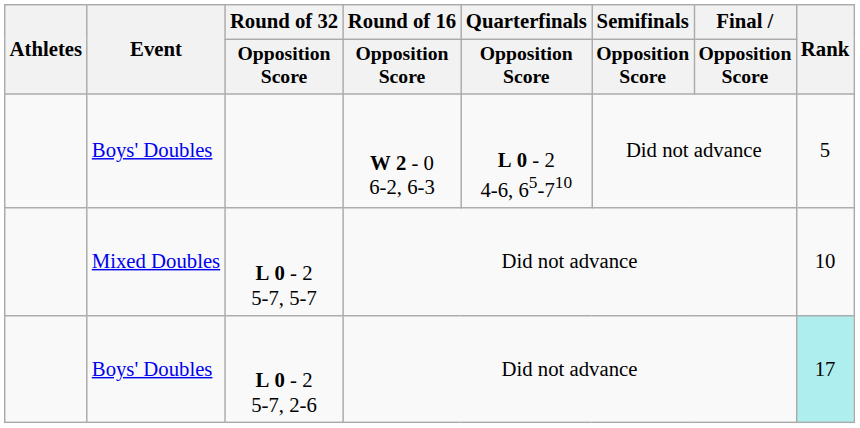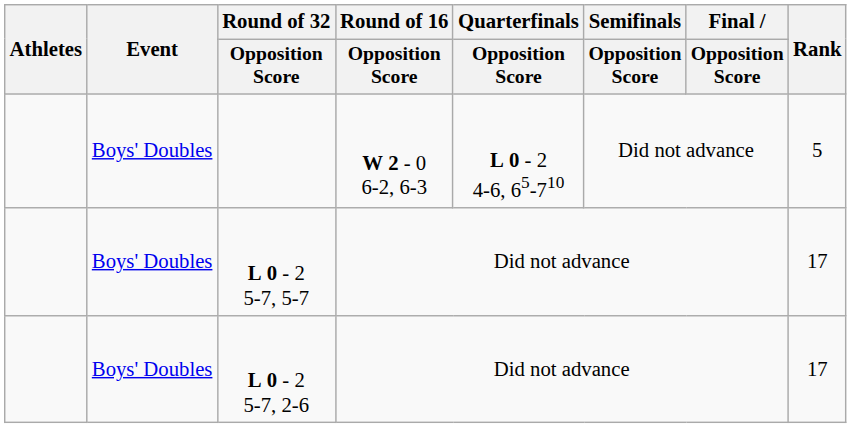(156, 261) Mixed Doubles -> (152, 261) Boys' Doubles
(825, 261) 10 -> (817, 261) 17
(825, 369) paleturquoise background -> (817, 369) no background
